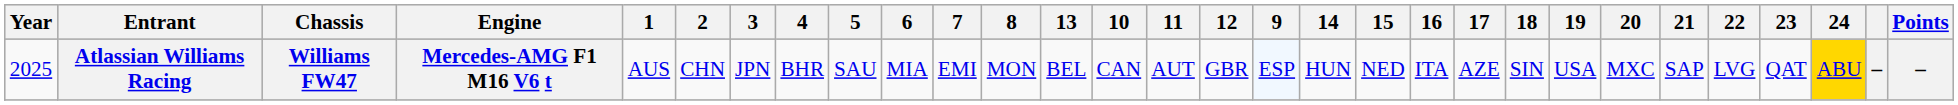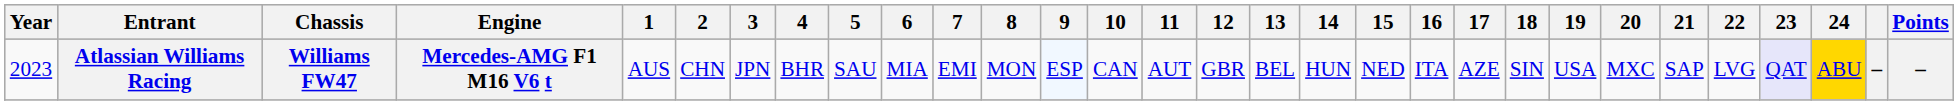columns swapped: (1277, 21) <-> (1066, 21)
(31, 69) 2025 -> (31, 69) 2023
(1786, 69) no background -> (1786, 69) lavender background
